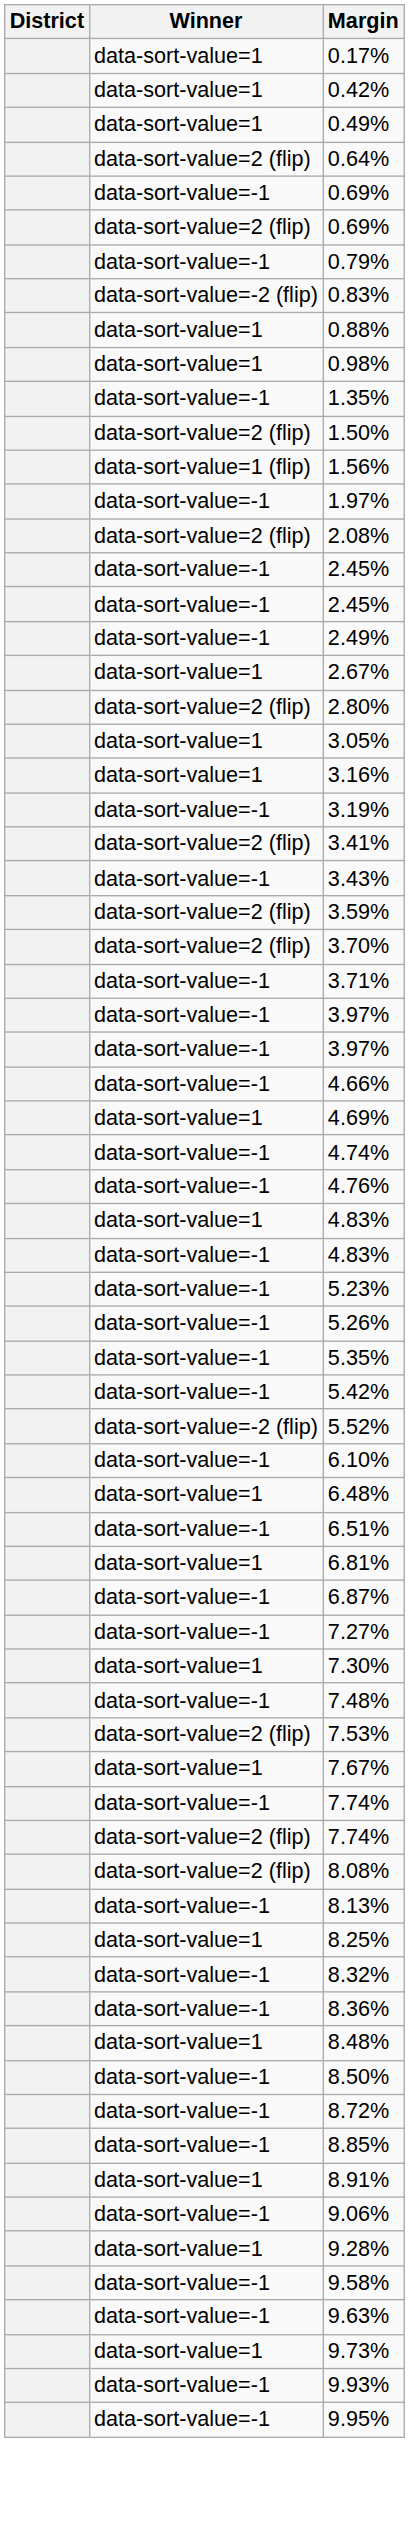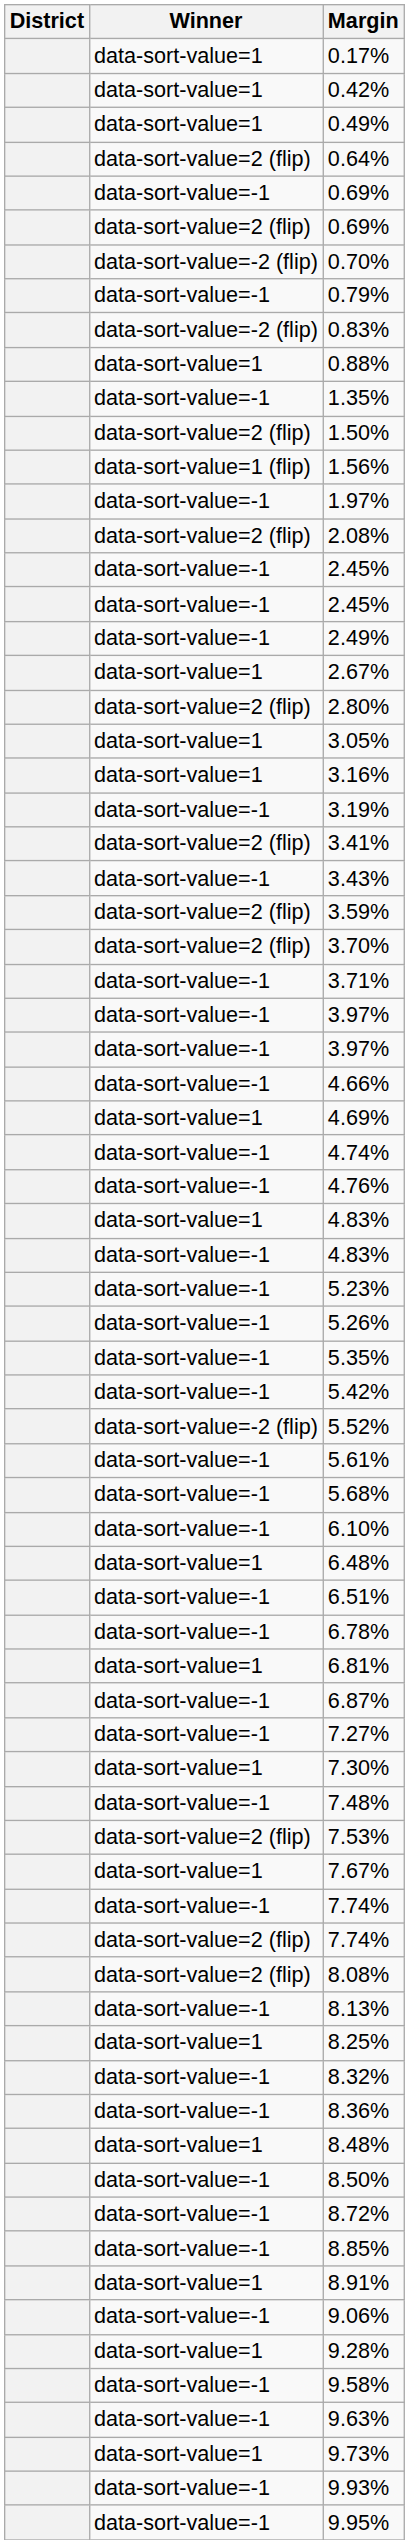+ row: (206, 261)
- row: (178, 364)
+ row: (182, 1460)
+ row: (182, 1494)
+ row: (182, 1631)
